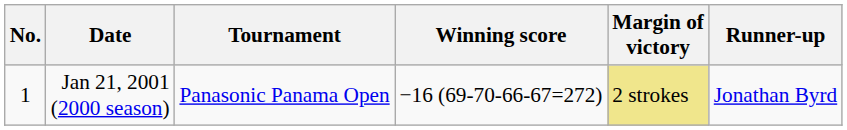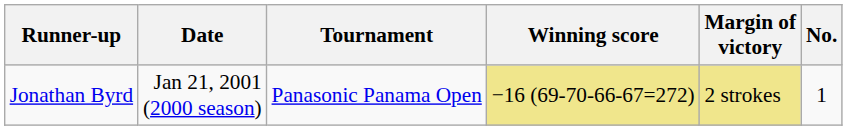columns swapped: (25, 34) <-> (775, 34)
(501, 95) no background -> (593, 95) khaki background
